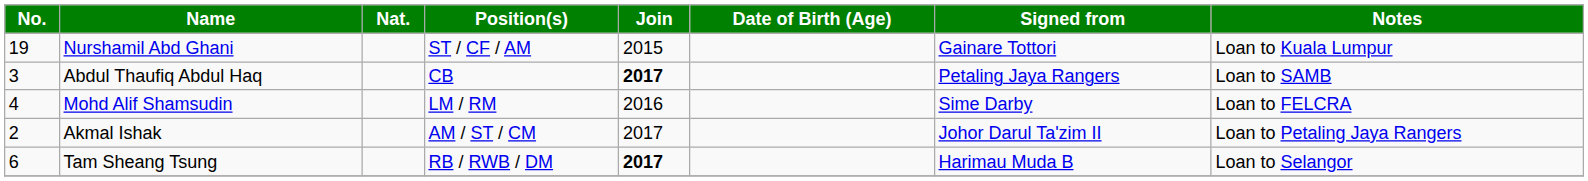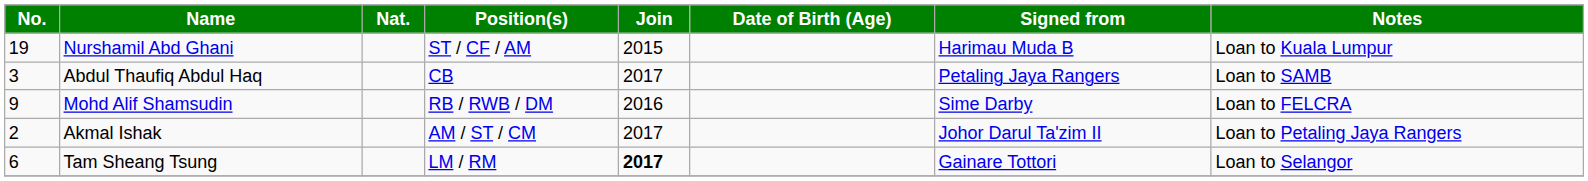(997, 48) Gainare Tottori -> (1006, 48) Harimau Muda B
(643, 76) bold -> (643, 76) normal
(14, 105) 4 -> (14, 105) 9
(462, 105) LM / RM -> (491, 105) RB / RWB / DM
(491, 161) RB / RWB / DM -> (462, 161) LM / RM
(1006, 161) Harimau Muda B -> (997, 161) Gainare Tottori
